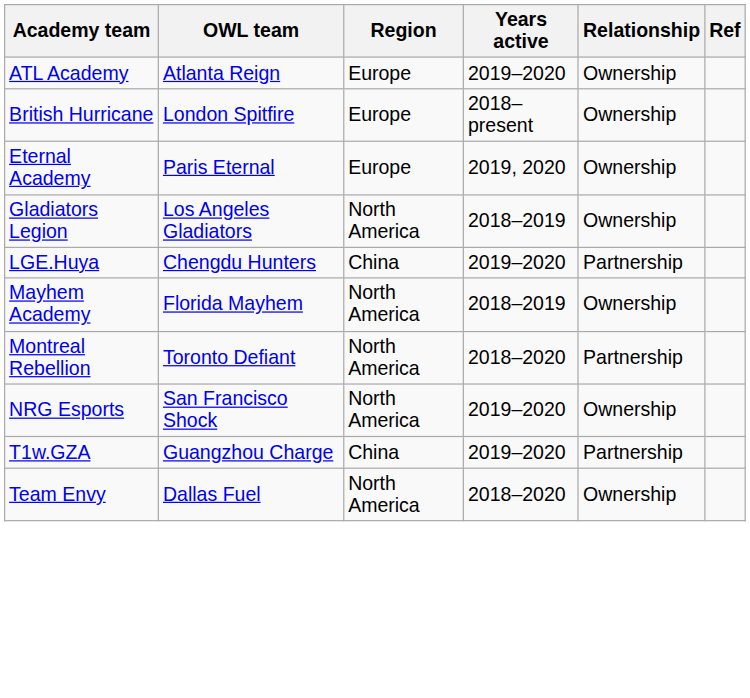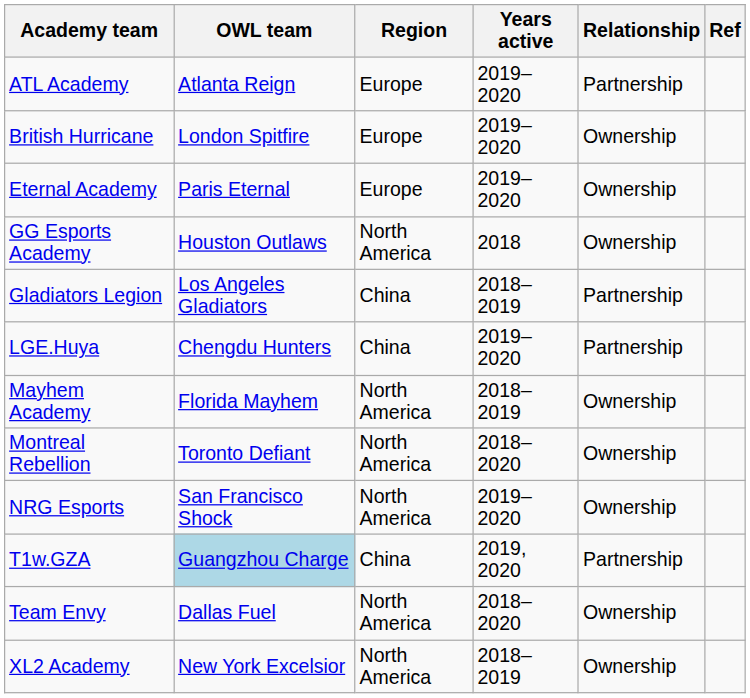(630, 72) Ownership -> (633, 83) Partnership
(501, 114) 2018–present -> (505, 136) 2019–2020
(517, 167) 2019, 2020 -> (505, 189) 2019–2020
+ row: (60, 242)
(384, 220) North America -> (385, 295) China
(630, 220) Ownership -> (633, 295) Partnership
(633, 357) Partnership -> (630, 454) Ownership
(248, 452) no background -> (263, 560) lightblue background
(517, 452) 2019–2020 -> (502, 560) 2019, 2020
+ row: (69, 665)
